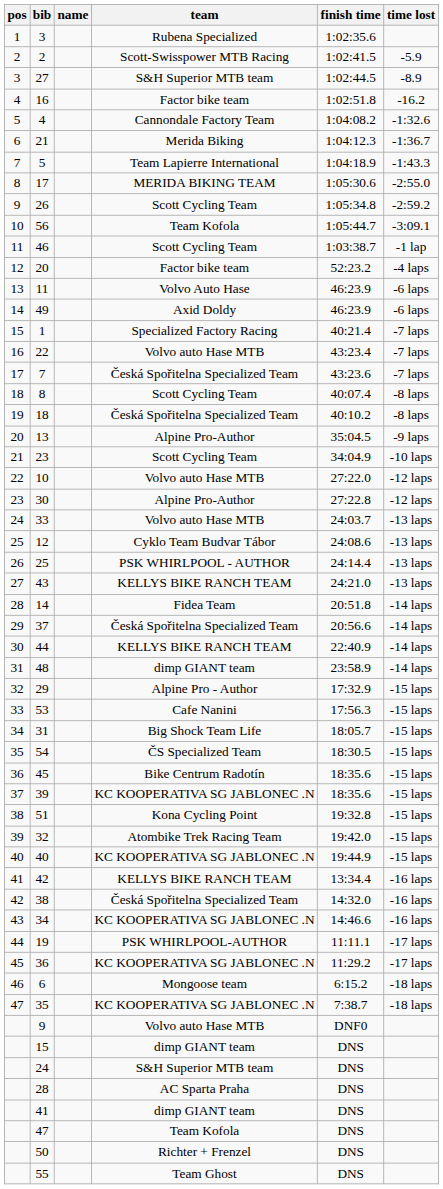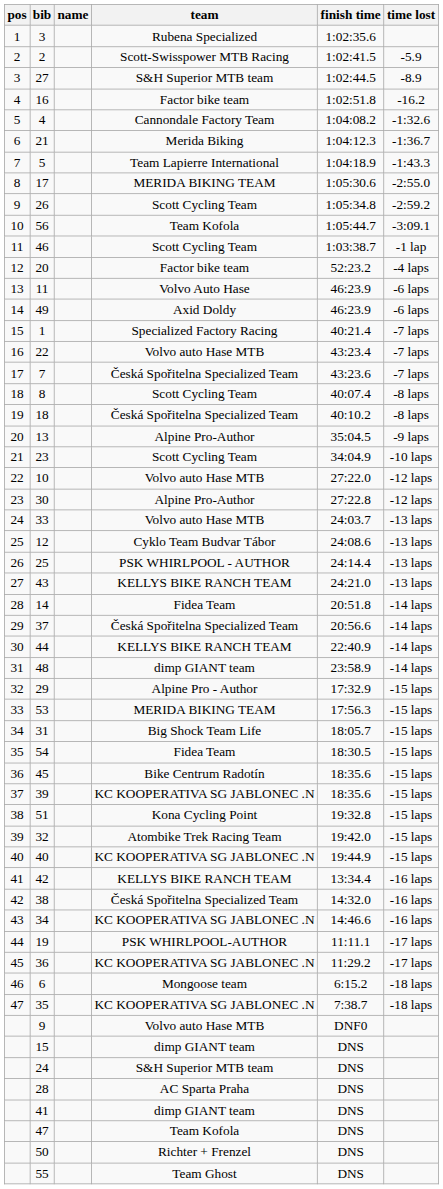(204, 710) Cafe Nanini -> (204, 710) MERIDA BIKING TEAM
(204, 752) ČS Specialized Team -> (204, 752) Fidea Team
